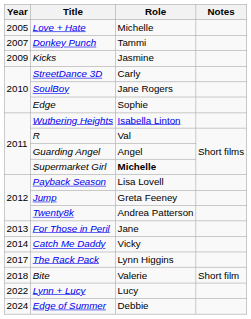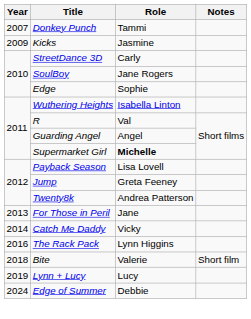- row: (59, 27)
(17, 259) 2017 -> (17, 244) 2016
(17, 290) 2022 -> (17, 275) 2019
